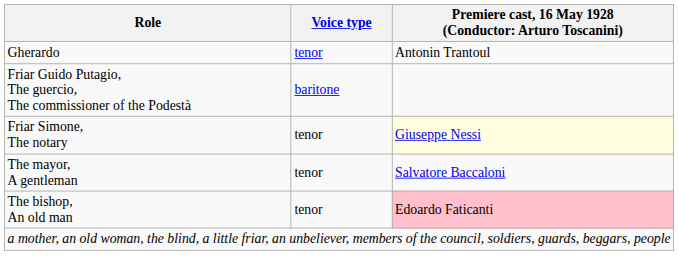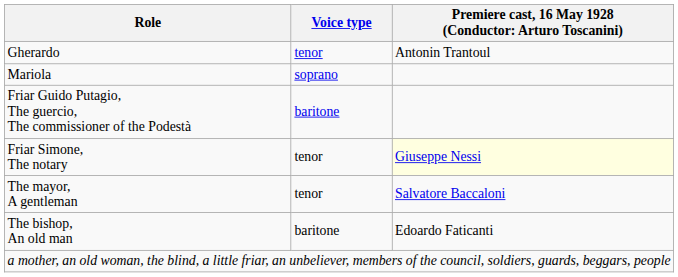+ row: (29, 74)
(309, 209) tenor -> (317, 231) baritone
(444, 209) pink background -> (444, 231) no background
